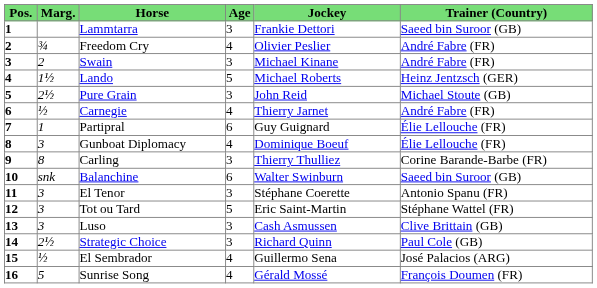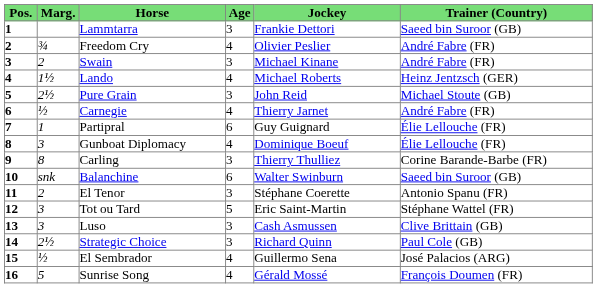(229, 78) 5 -> (229, 78) 4
(41, 192) 3 -> (41, 192) 2
